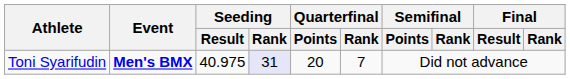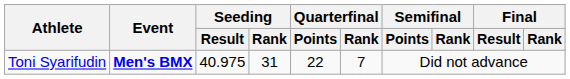(269, 63) lavender background -> (269, 63) no background
(315, 63) 20 -> (315, 63) 22
